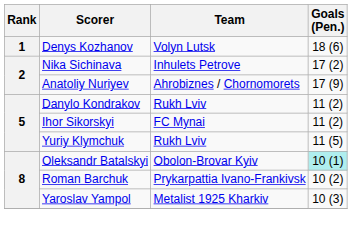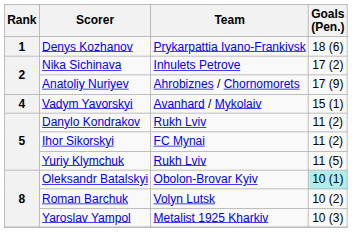(184, 46) Volyn Lutsk -> (230, 46) Prykarpattia Ivano-Frankivsk
+ row: (87, 103)
(230, 179) Prykarpattia Ivano-Frankivsk -> (184, 198) Volyn Lutsk
